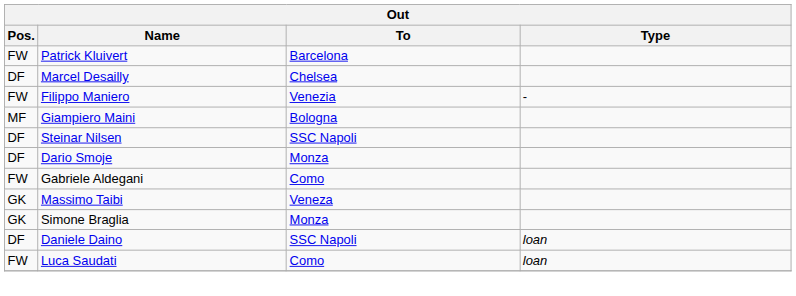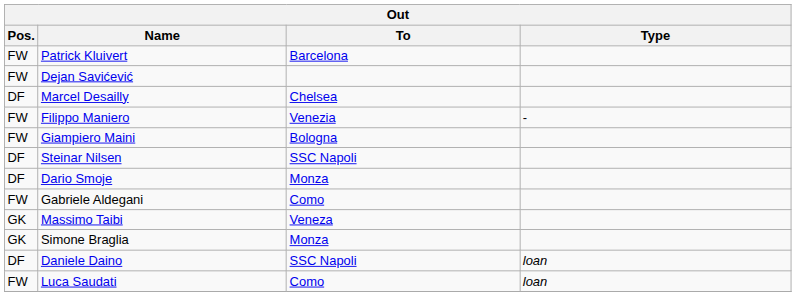+ row: (87, 77)
(17, 117) MF -> (18, 138) FW
